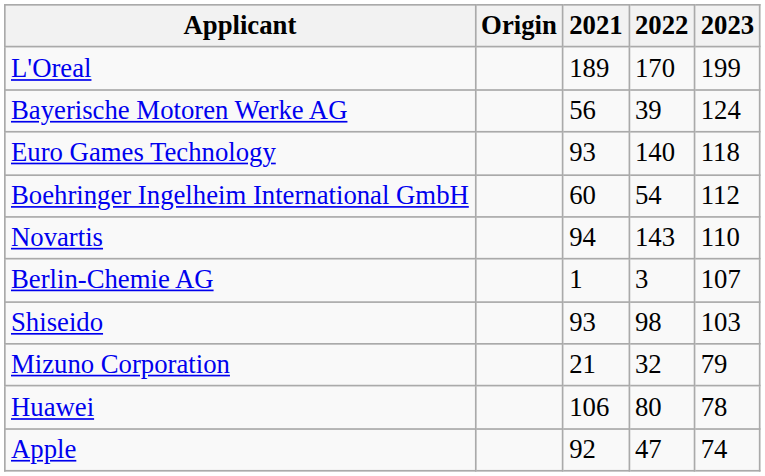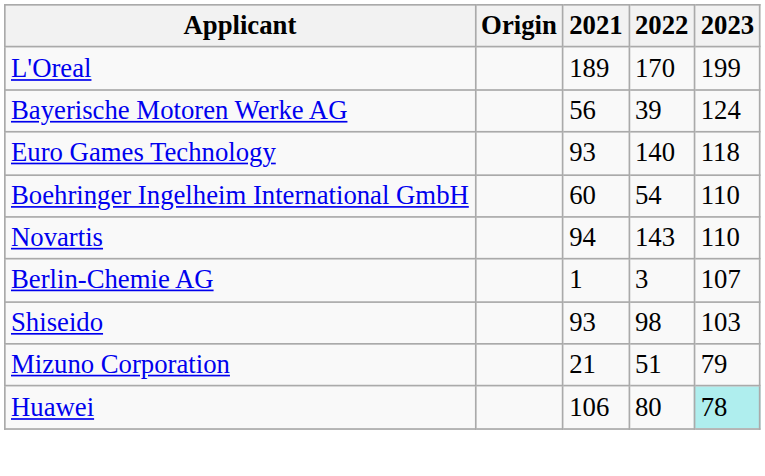(720, 195) 112 -> (720, 195) 110
(648, 364) 32 -> (648, 364) 51
(714, 407) no background -> (714, 407) paleturquoise background
- row: (44, 449)
